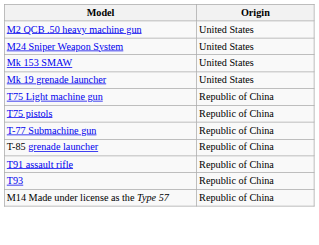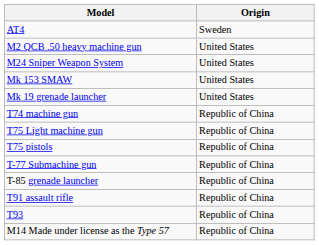+ row: (16, 29)
+ row: (42, 113)
